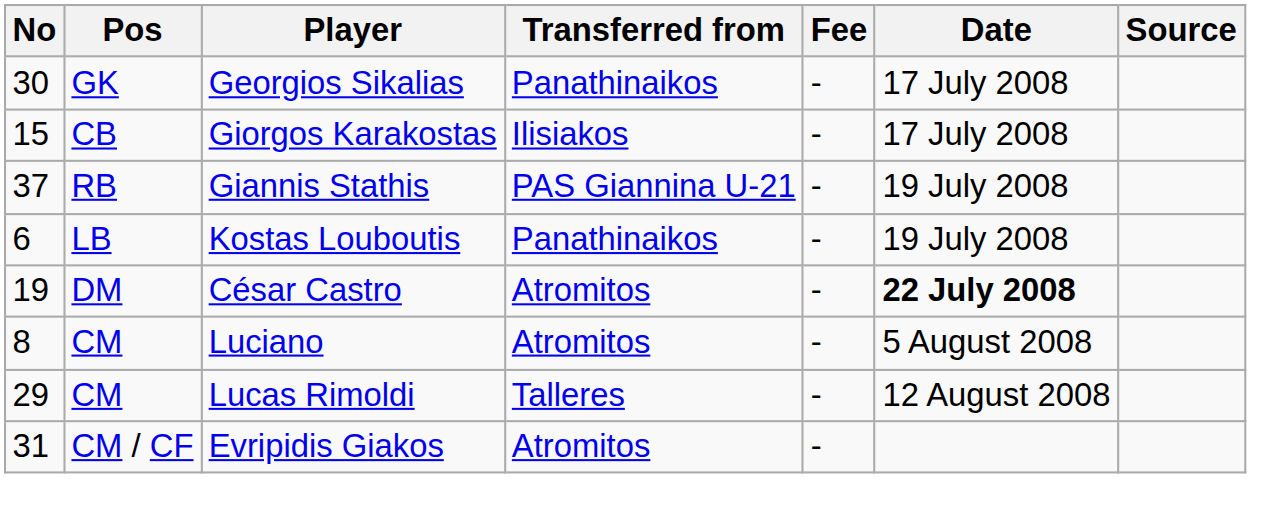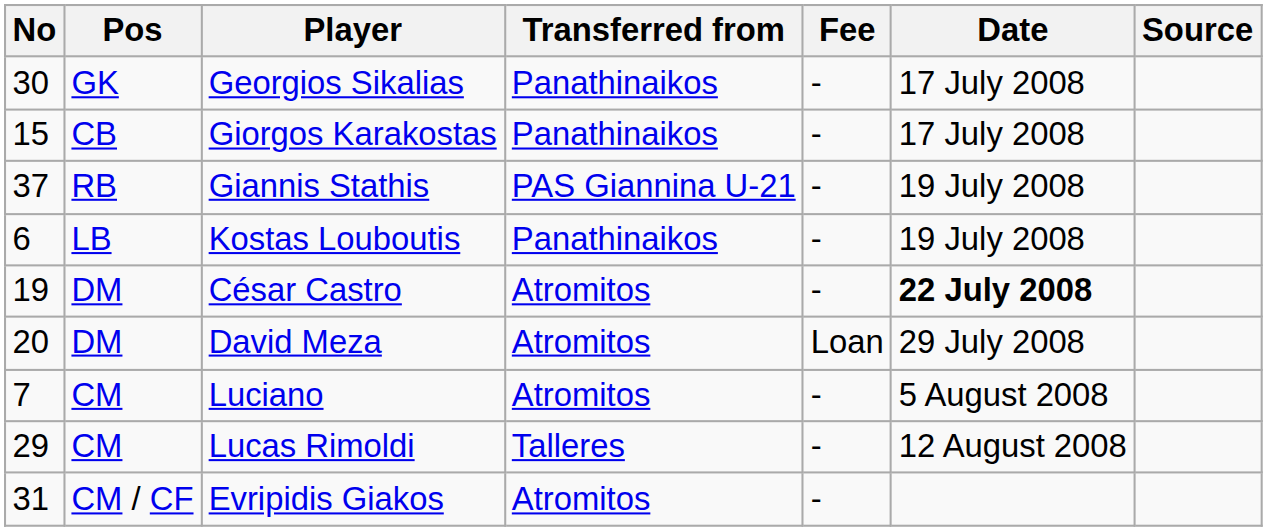(570, 134) Ilisiakos -> (615, 134) Panathinaikos
+ row: (295, 342)
(22, 342) 8 -> (22, 394) 7
